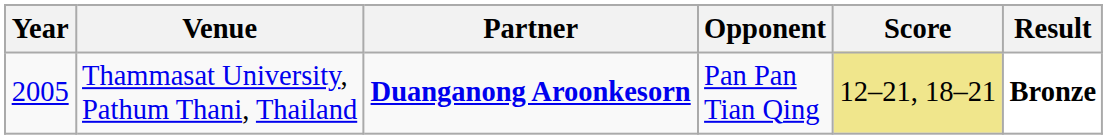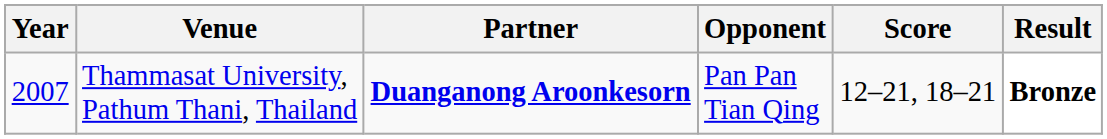(40, 92) 2005 -> (40, 92) 2007
(918, 92) khaki background -> (918, 92) no background
